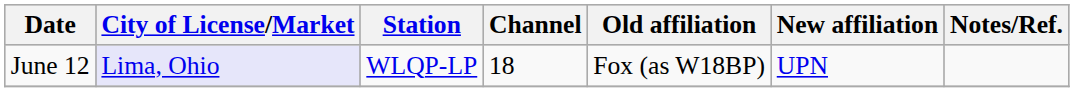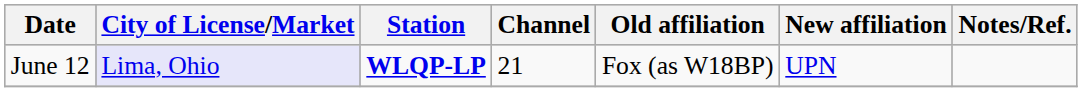(422, 65) normal -> (426, 65) bold
(502, 65) 18 -> (510, 65) 21
